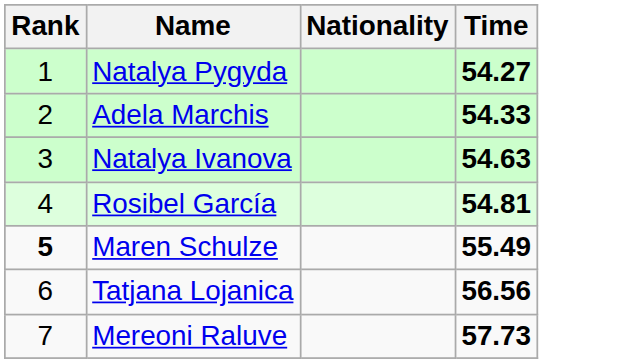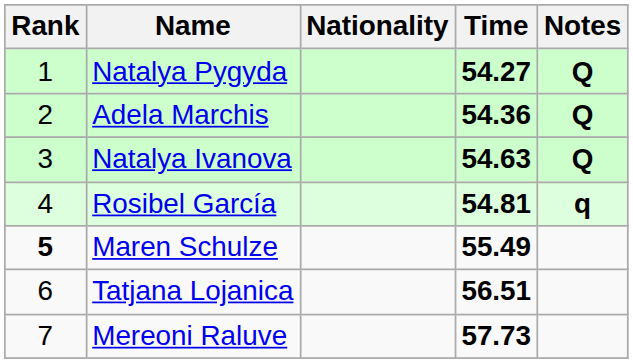+ column: (583, 26)
(496, 114) 54.33 -> (496, 114) 54.36
(496, 291) 56.56 -> (496, 291) 56.51
